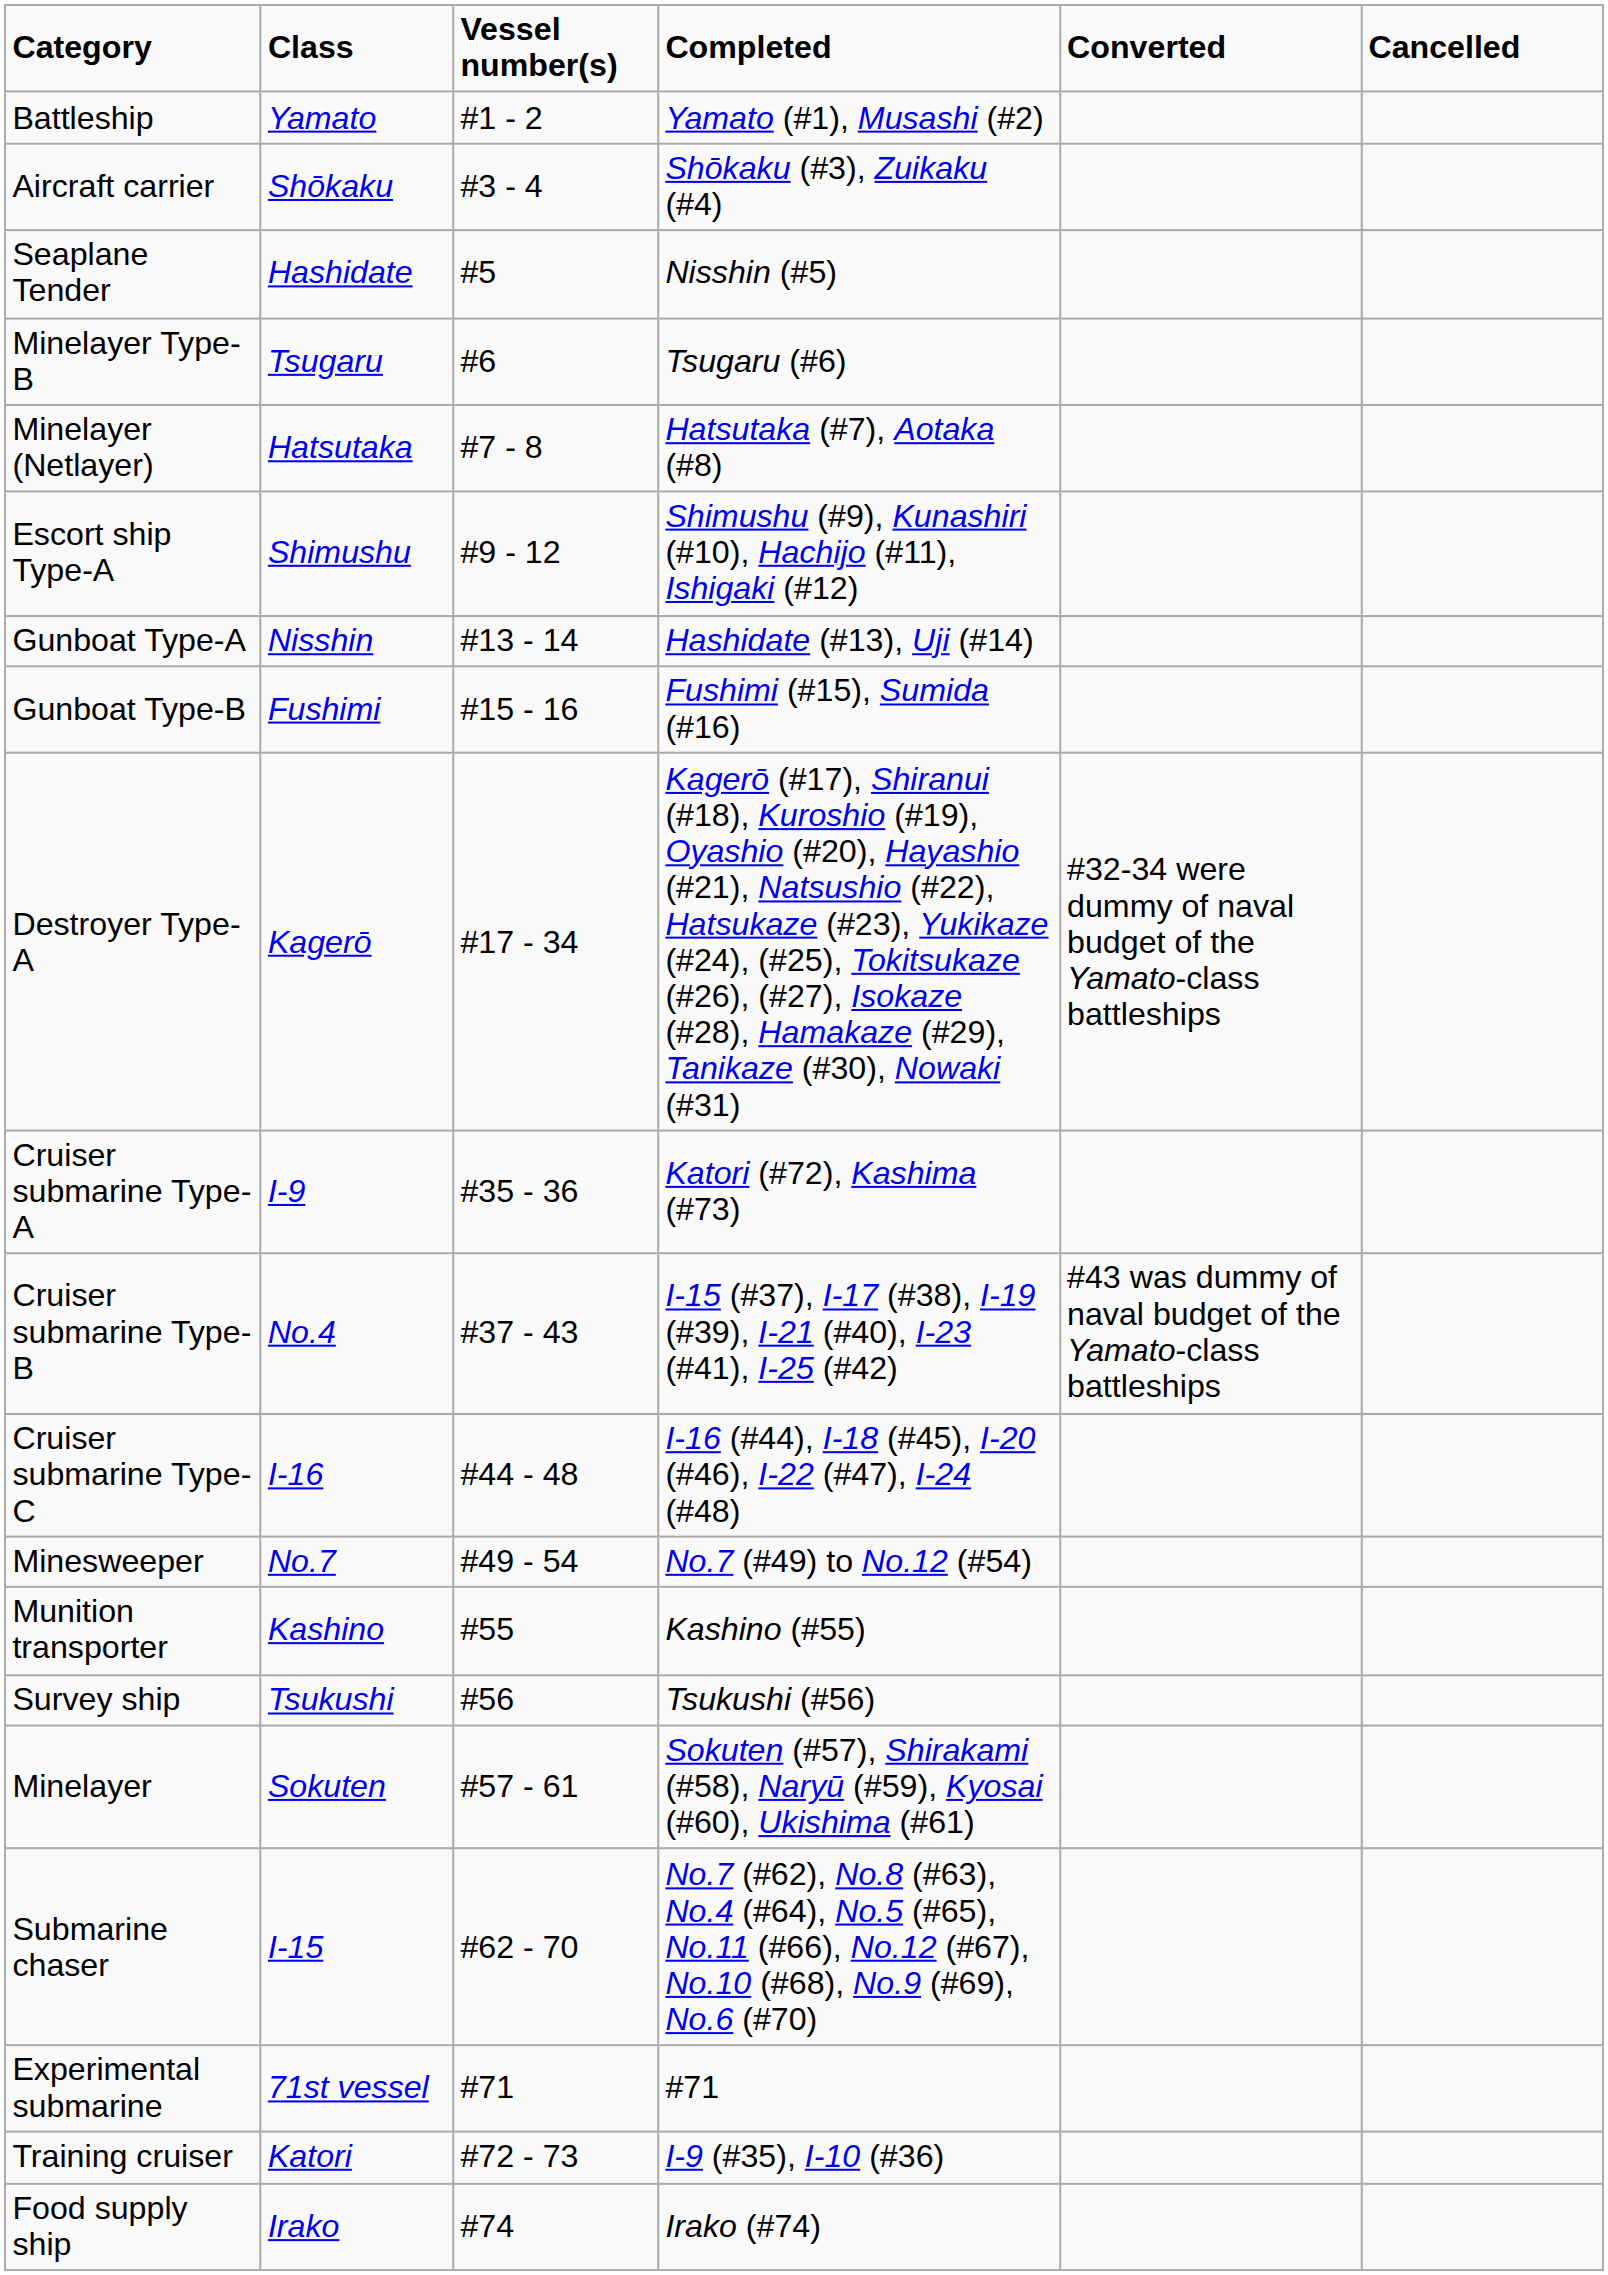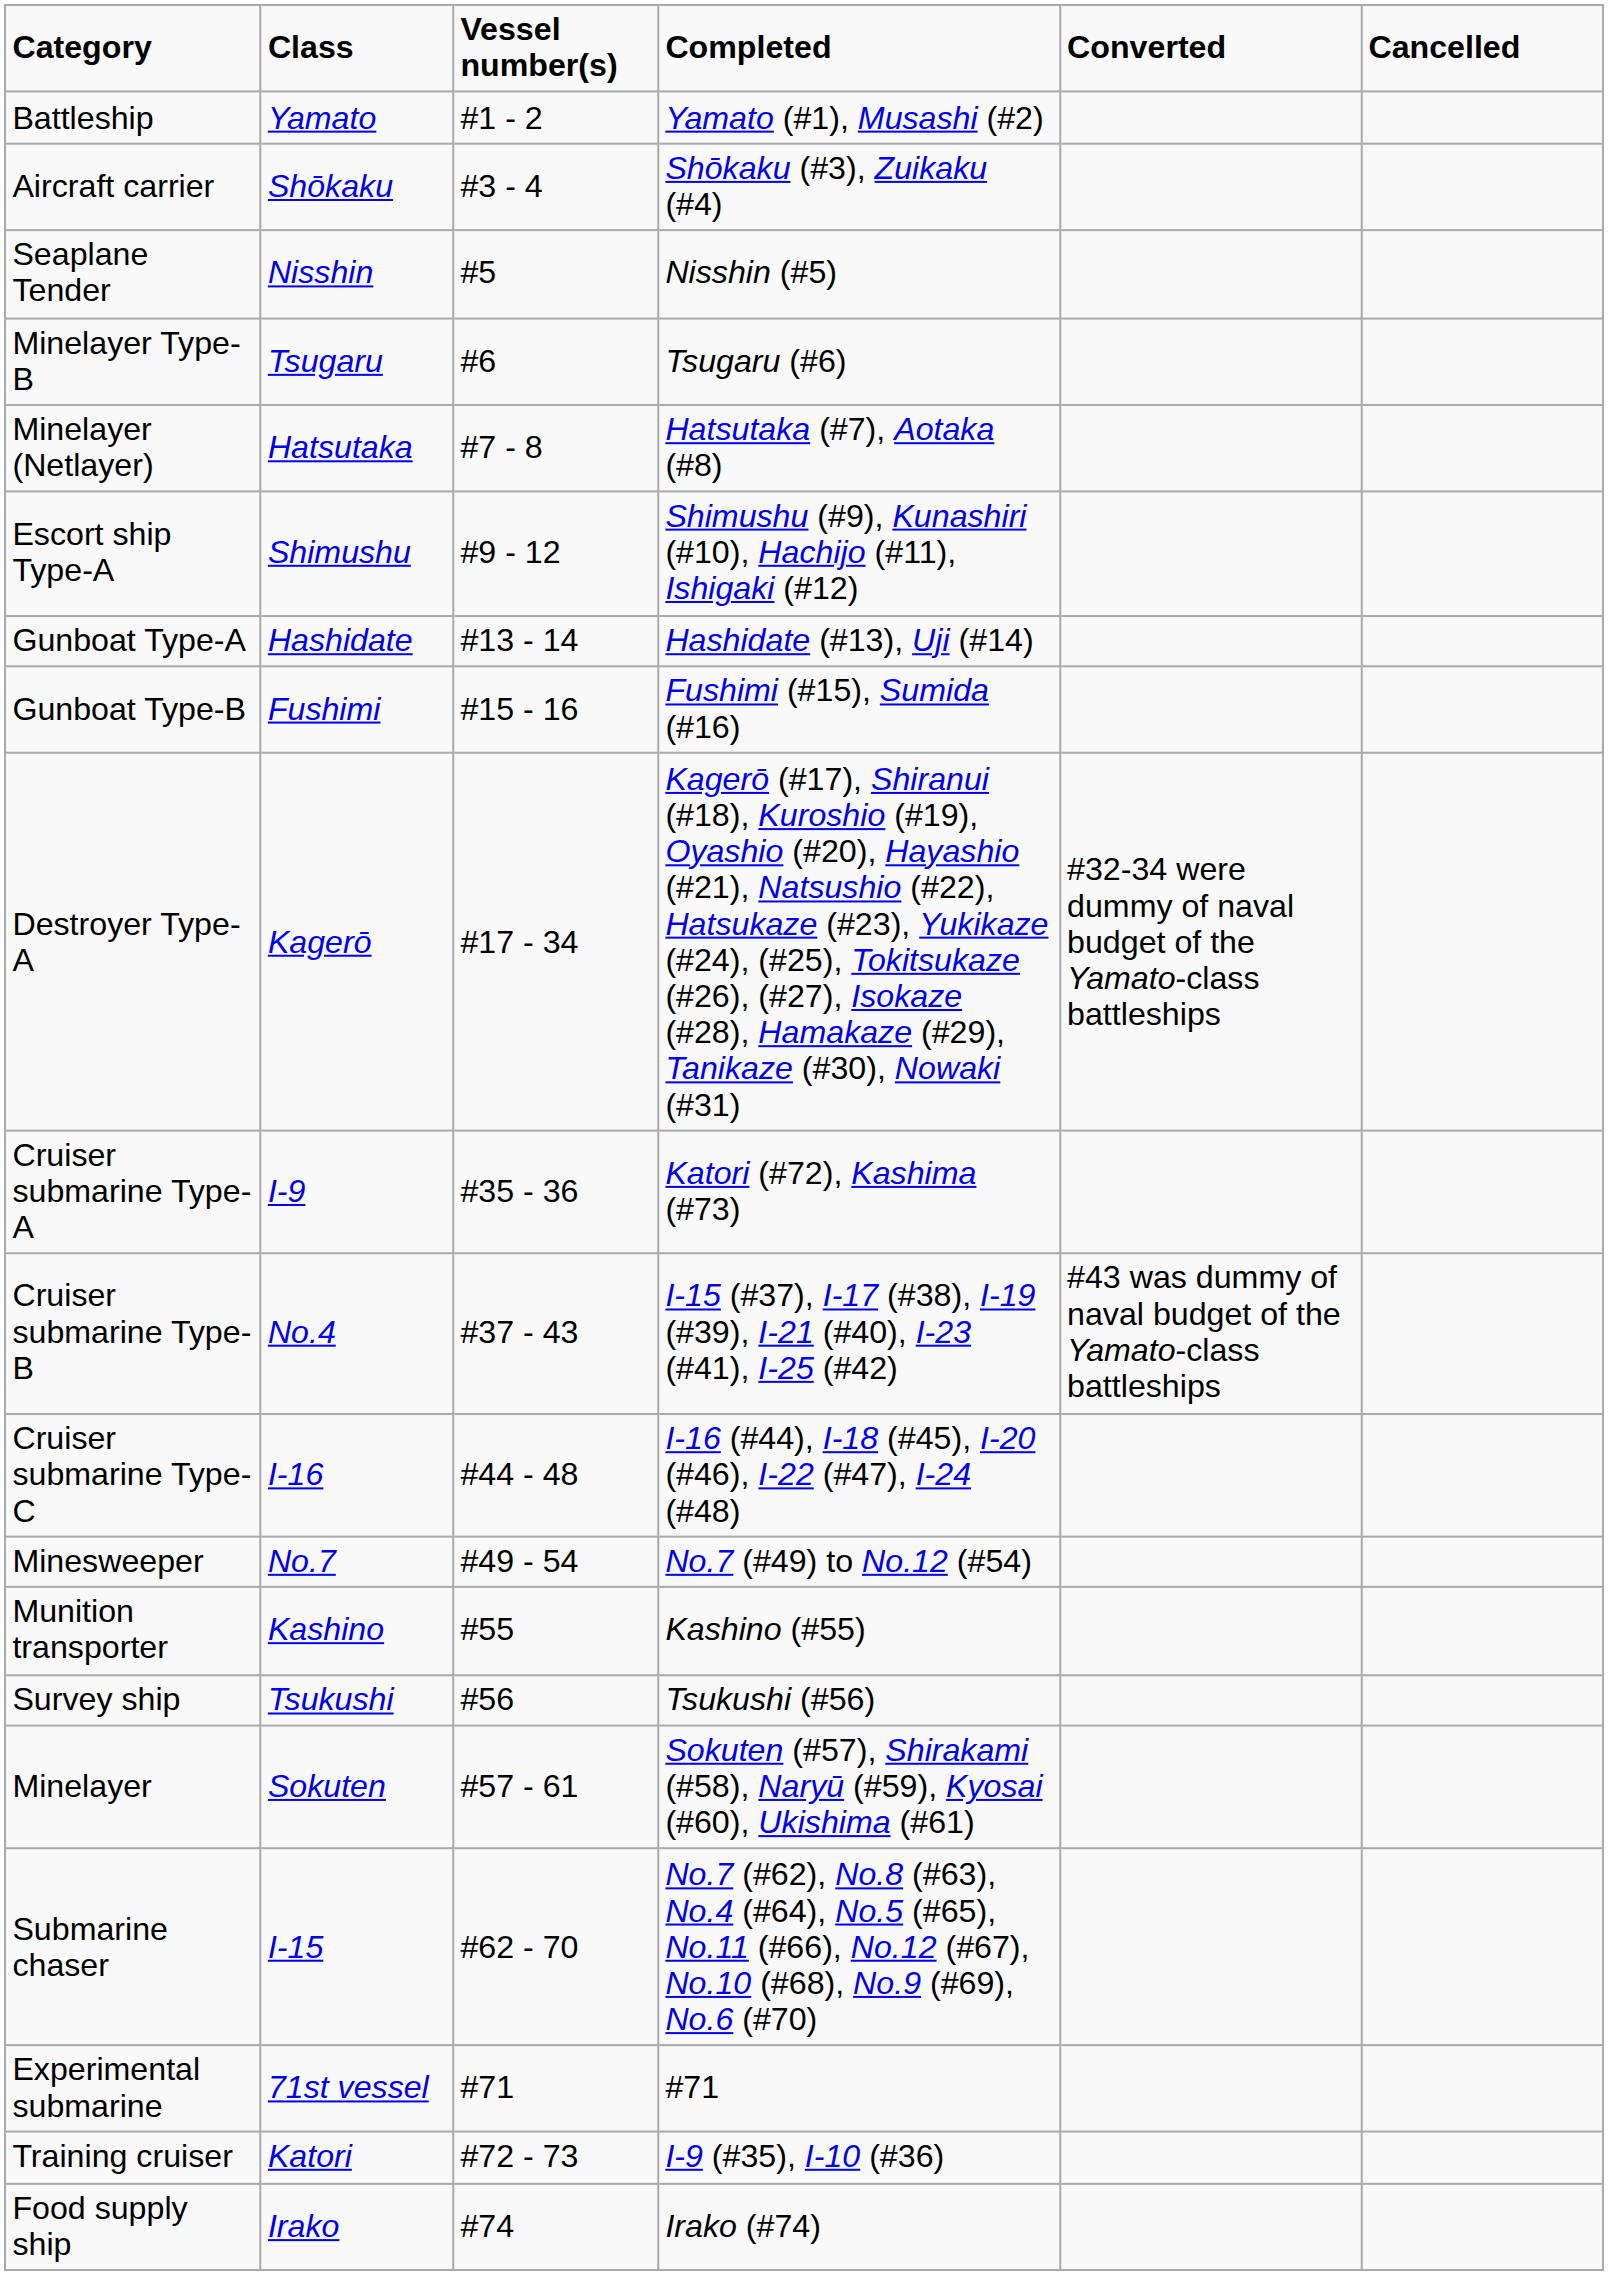(340, 273) Hashidate -> (321, 273) Nisshin
(321, 640) Nisshin -> (340, 640) Hashidate
